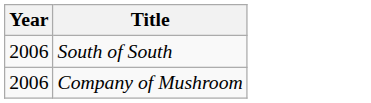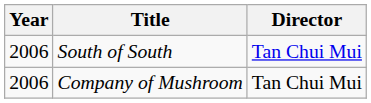+ column: (307, 20)
